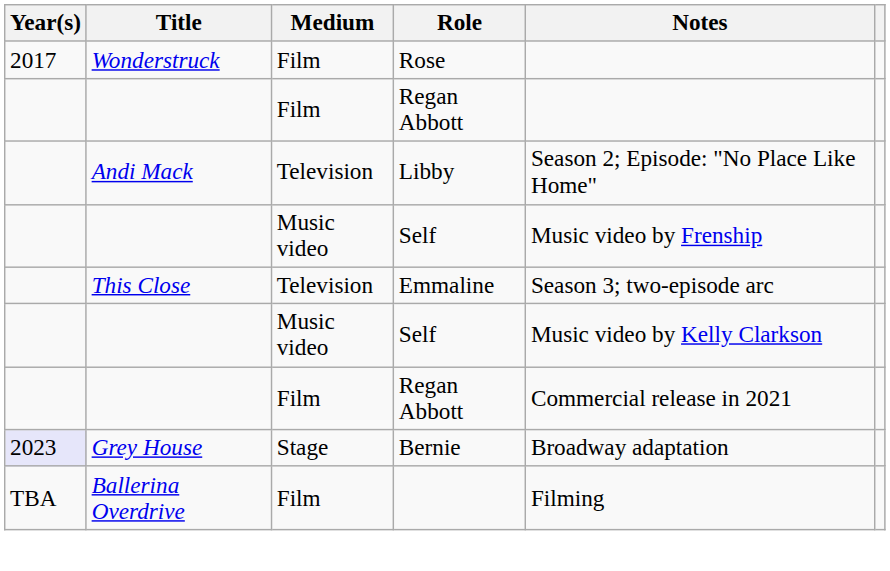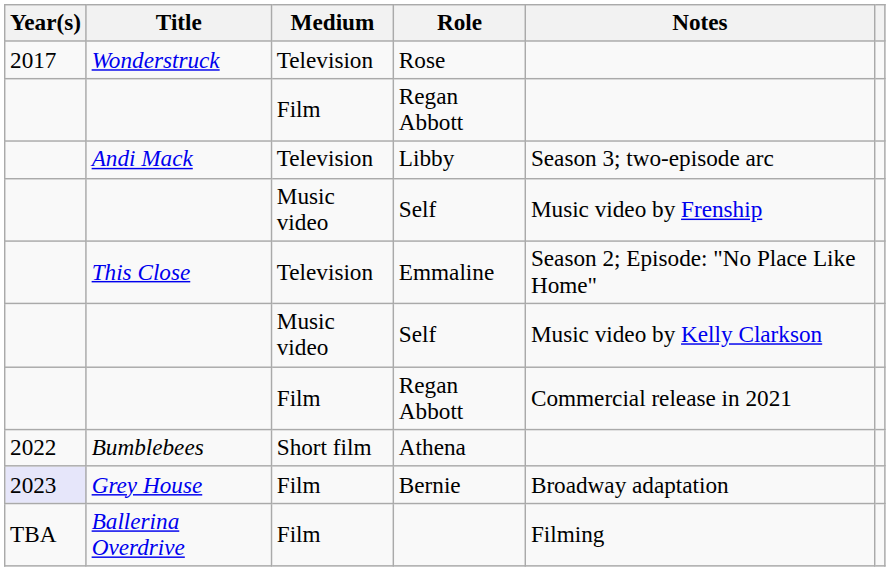(299, 59) Film -> (325, 59) Television
(693, 172) Season 2; Episode: "No Place Like Home" -> (652, 159) Season 3; two-episode arc
(652, 285) Season 3; two-episode arc -> (693, 272) Season 2; Episode: "No Place Like Home"
+ row: (148, 447)
(303, 447) Stage -> (299, 484) Film
